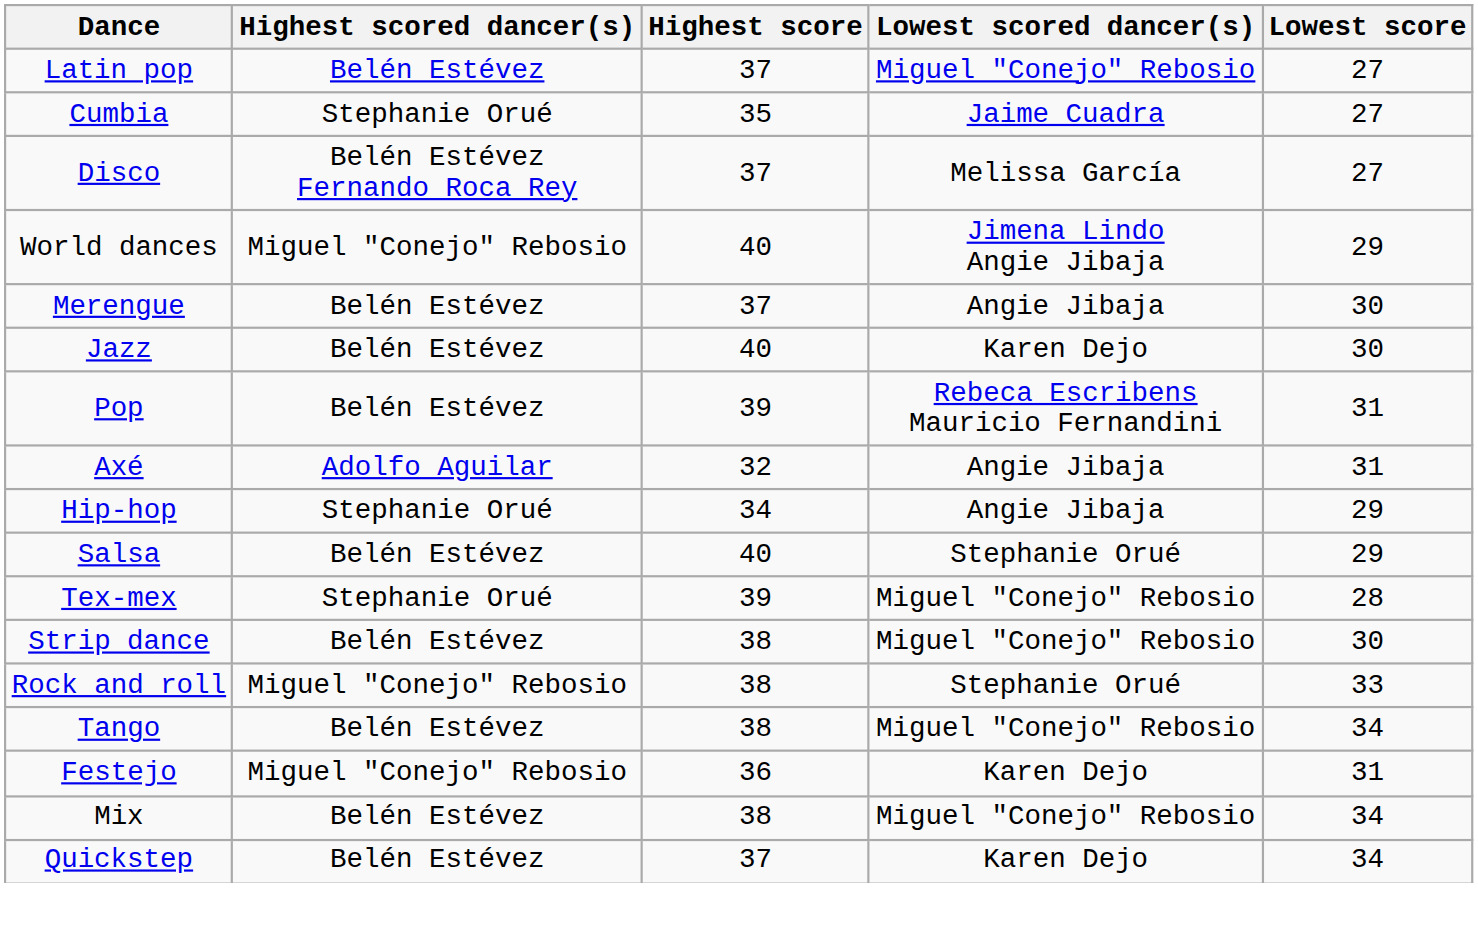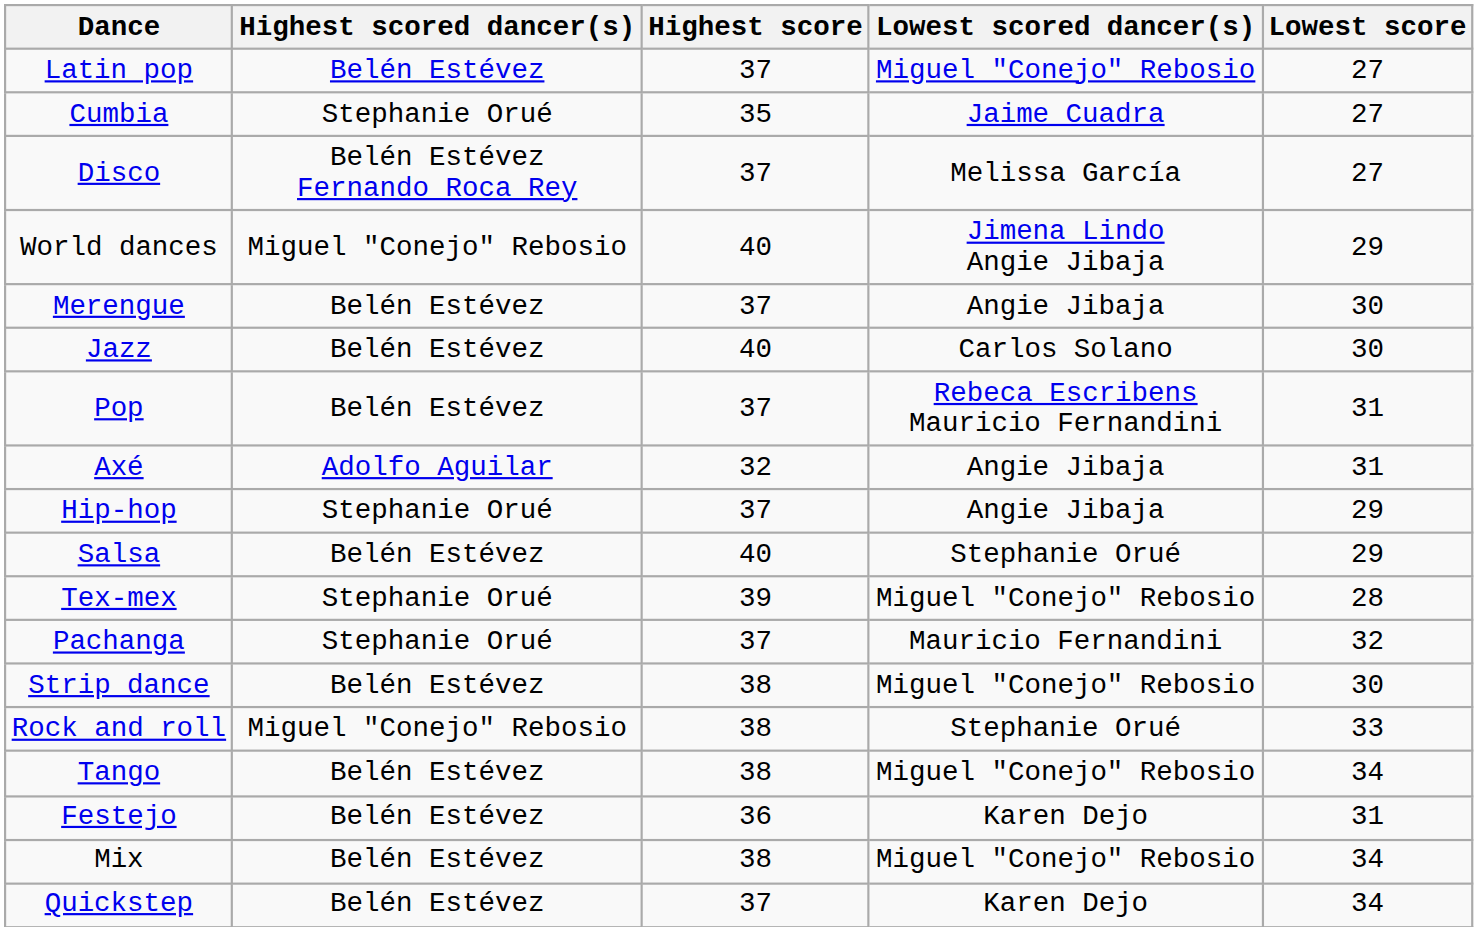(1066, 350) Karen Dejo -> (1066, 350) Carlos Solano
(756, 409) 39 -> (756, 409) 37
(756, 511) 34 -> (756, 511) 37
+ row: (119, 642)
(437, 773) Miguel "Conejo" Rebosio -> (437, 817) Belén Estévez
